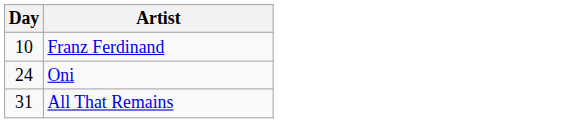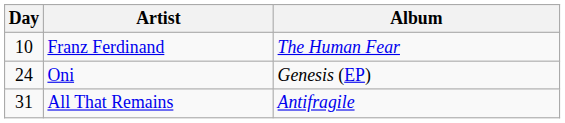+ column: (416, 18)
